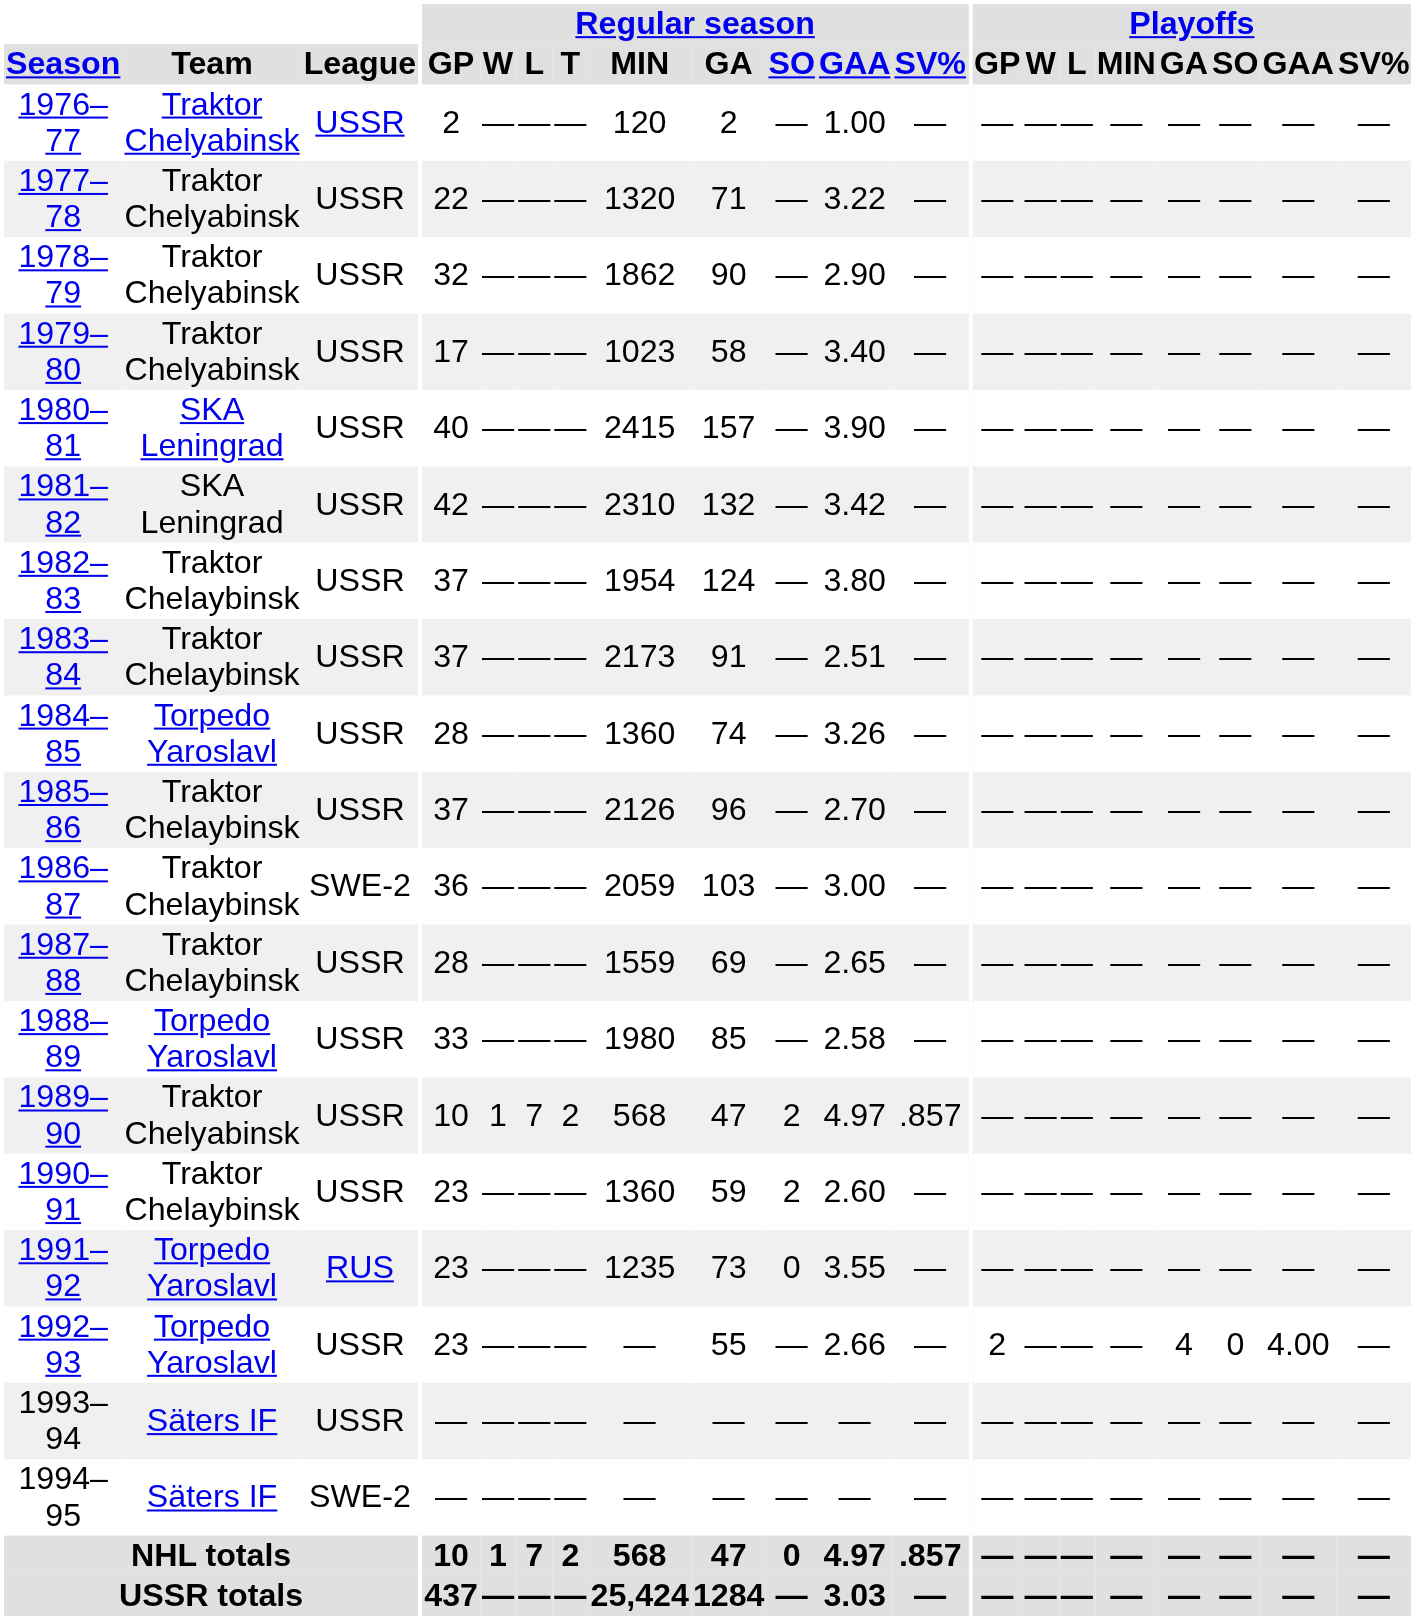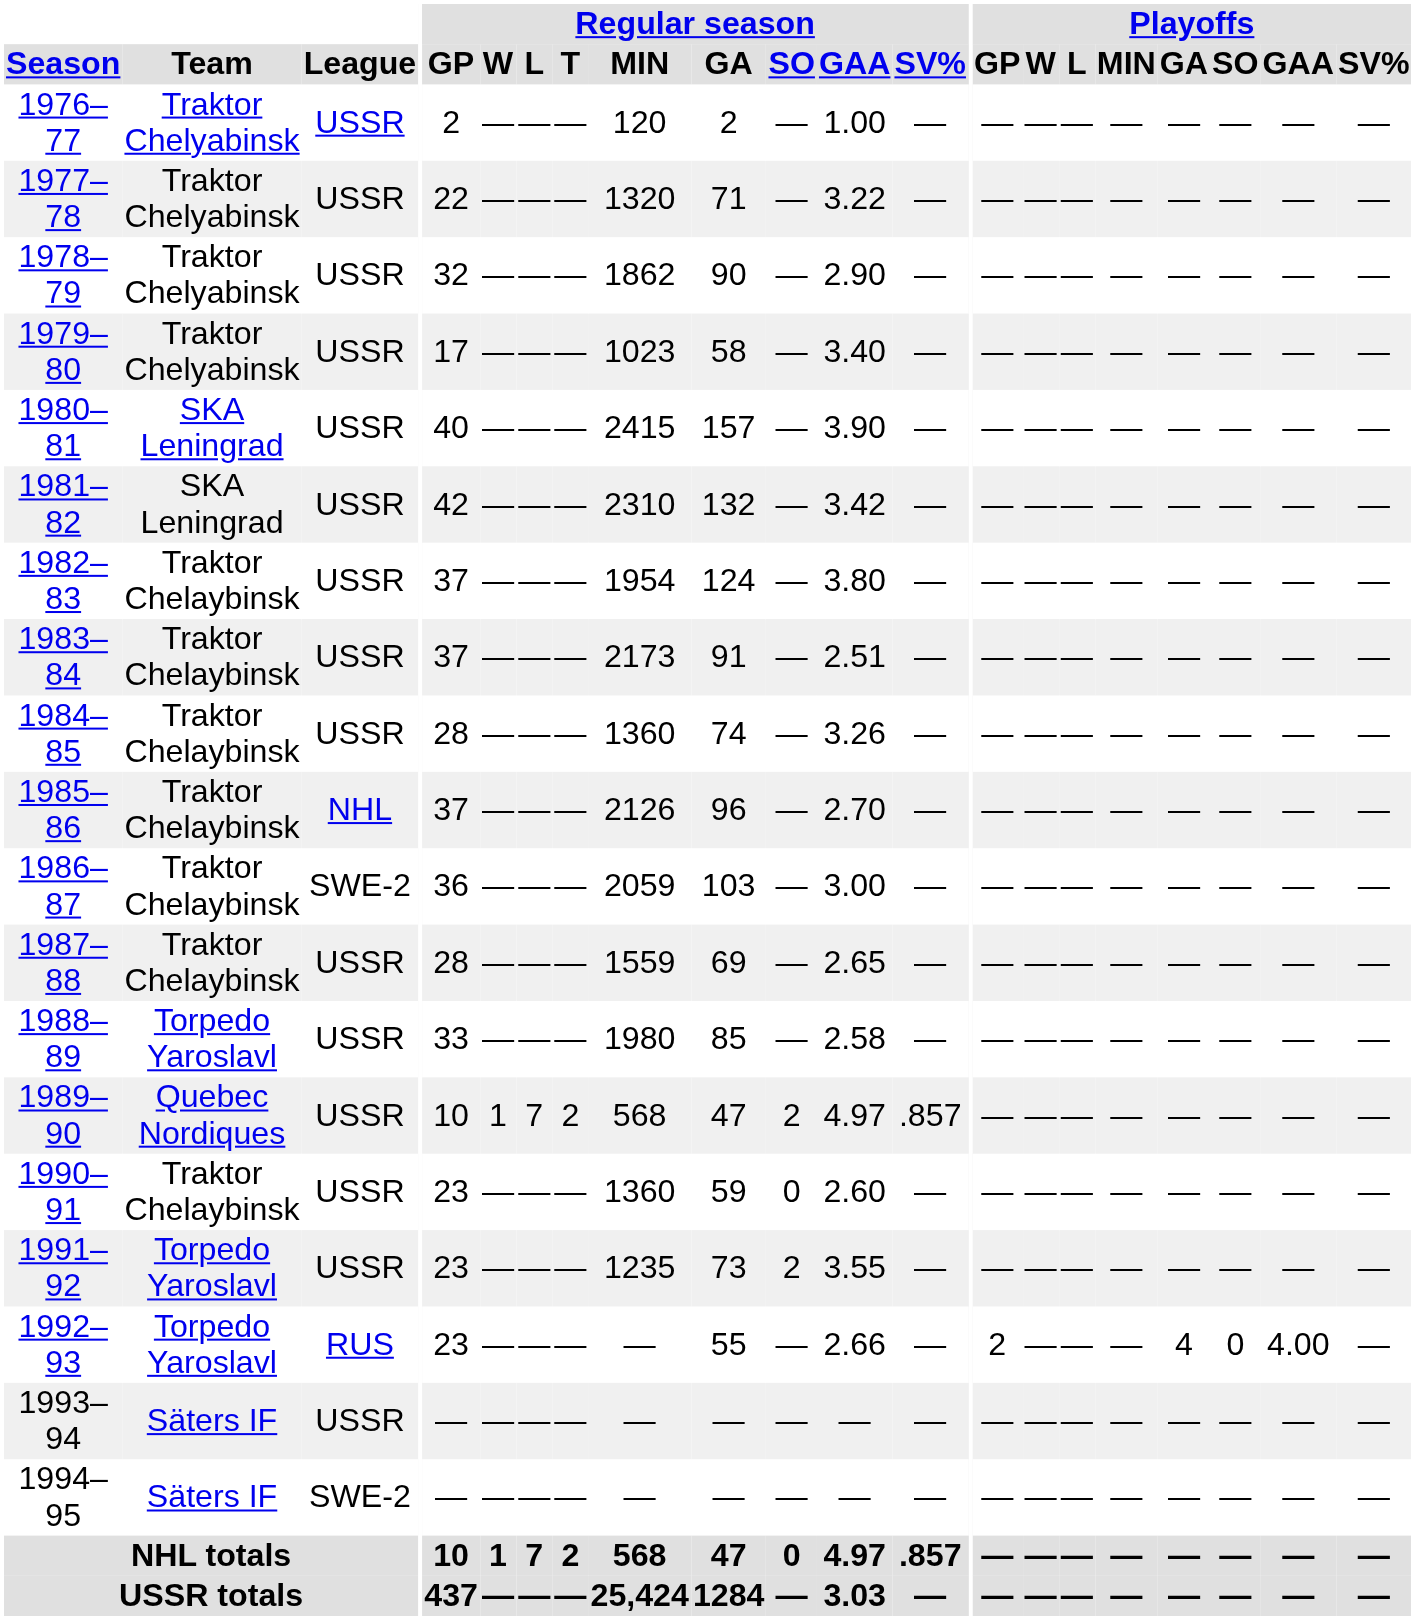(212, 733) Torpedo Yaroslavl -> (212, 733) Traktor Chelaybinsk
(360, 809) USSR -> (360, 809) NHL
(212, 1115) Traktor Chelyabinsk -> (212, 1115) Quebec Nordiques
(792, 1191) 2 -> (792, 1191) 0
(360, 1267) RUS -> (360, 1267) USSR
(792, 1267) 0 -> (792, 1267) 2
(360, 1344) USSR -> (360, 1344) RUS
